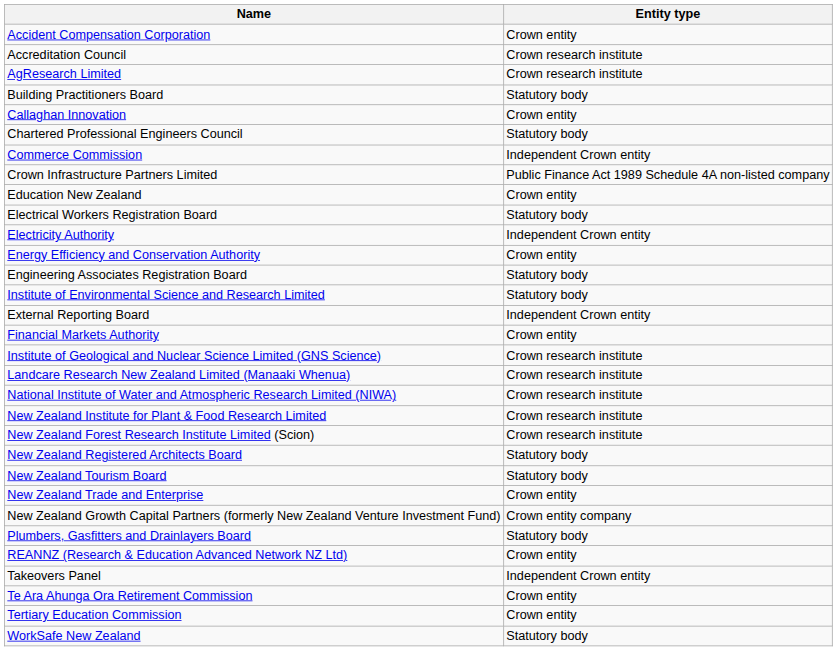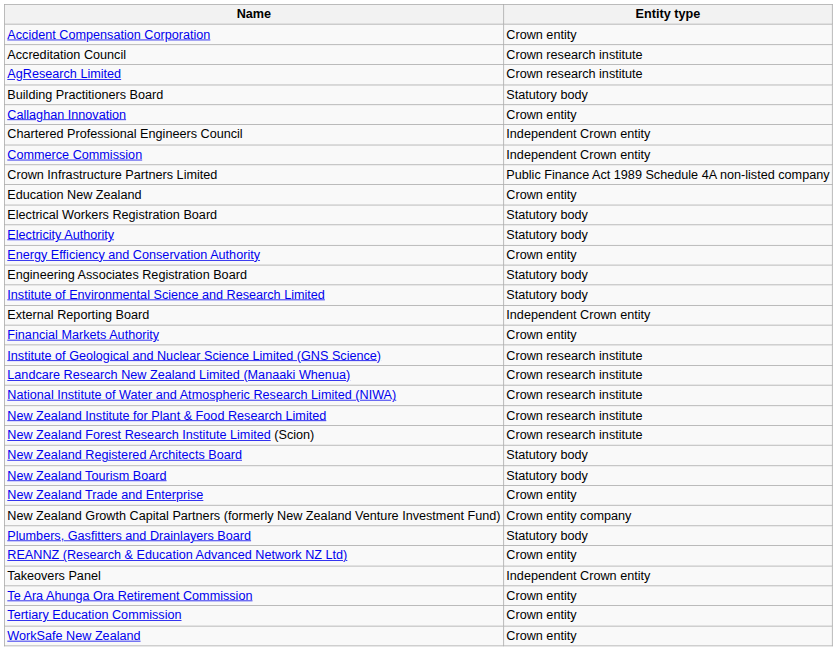(547, 134) Statutory body -> (578, 134) Independent Crown entity
(578, 235) Independent Crown entity -> (547, 235) Statutory body
(547, 635) Statutory body -> (541, 635) Crown entity
